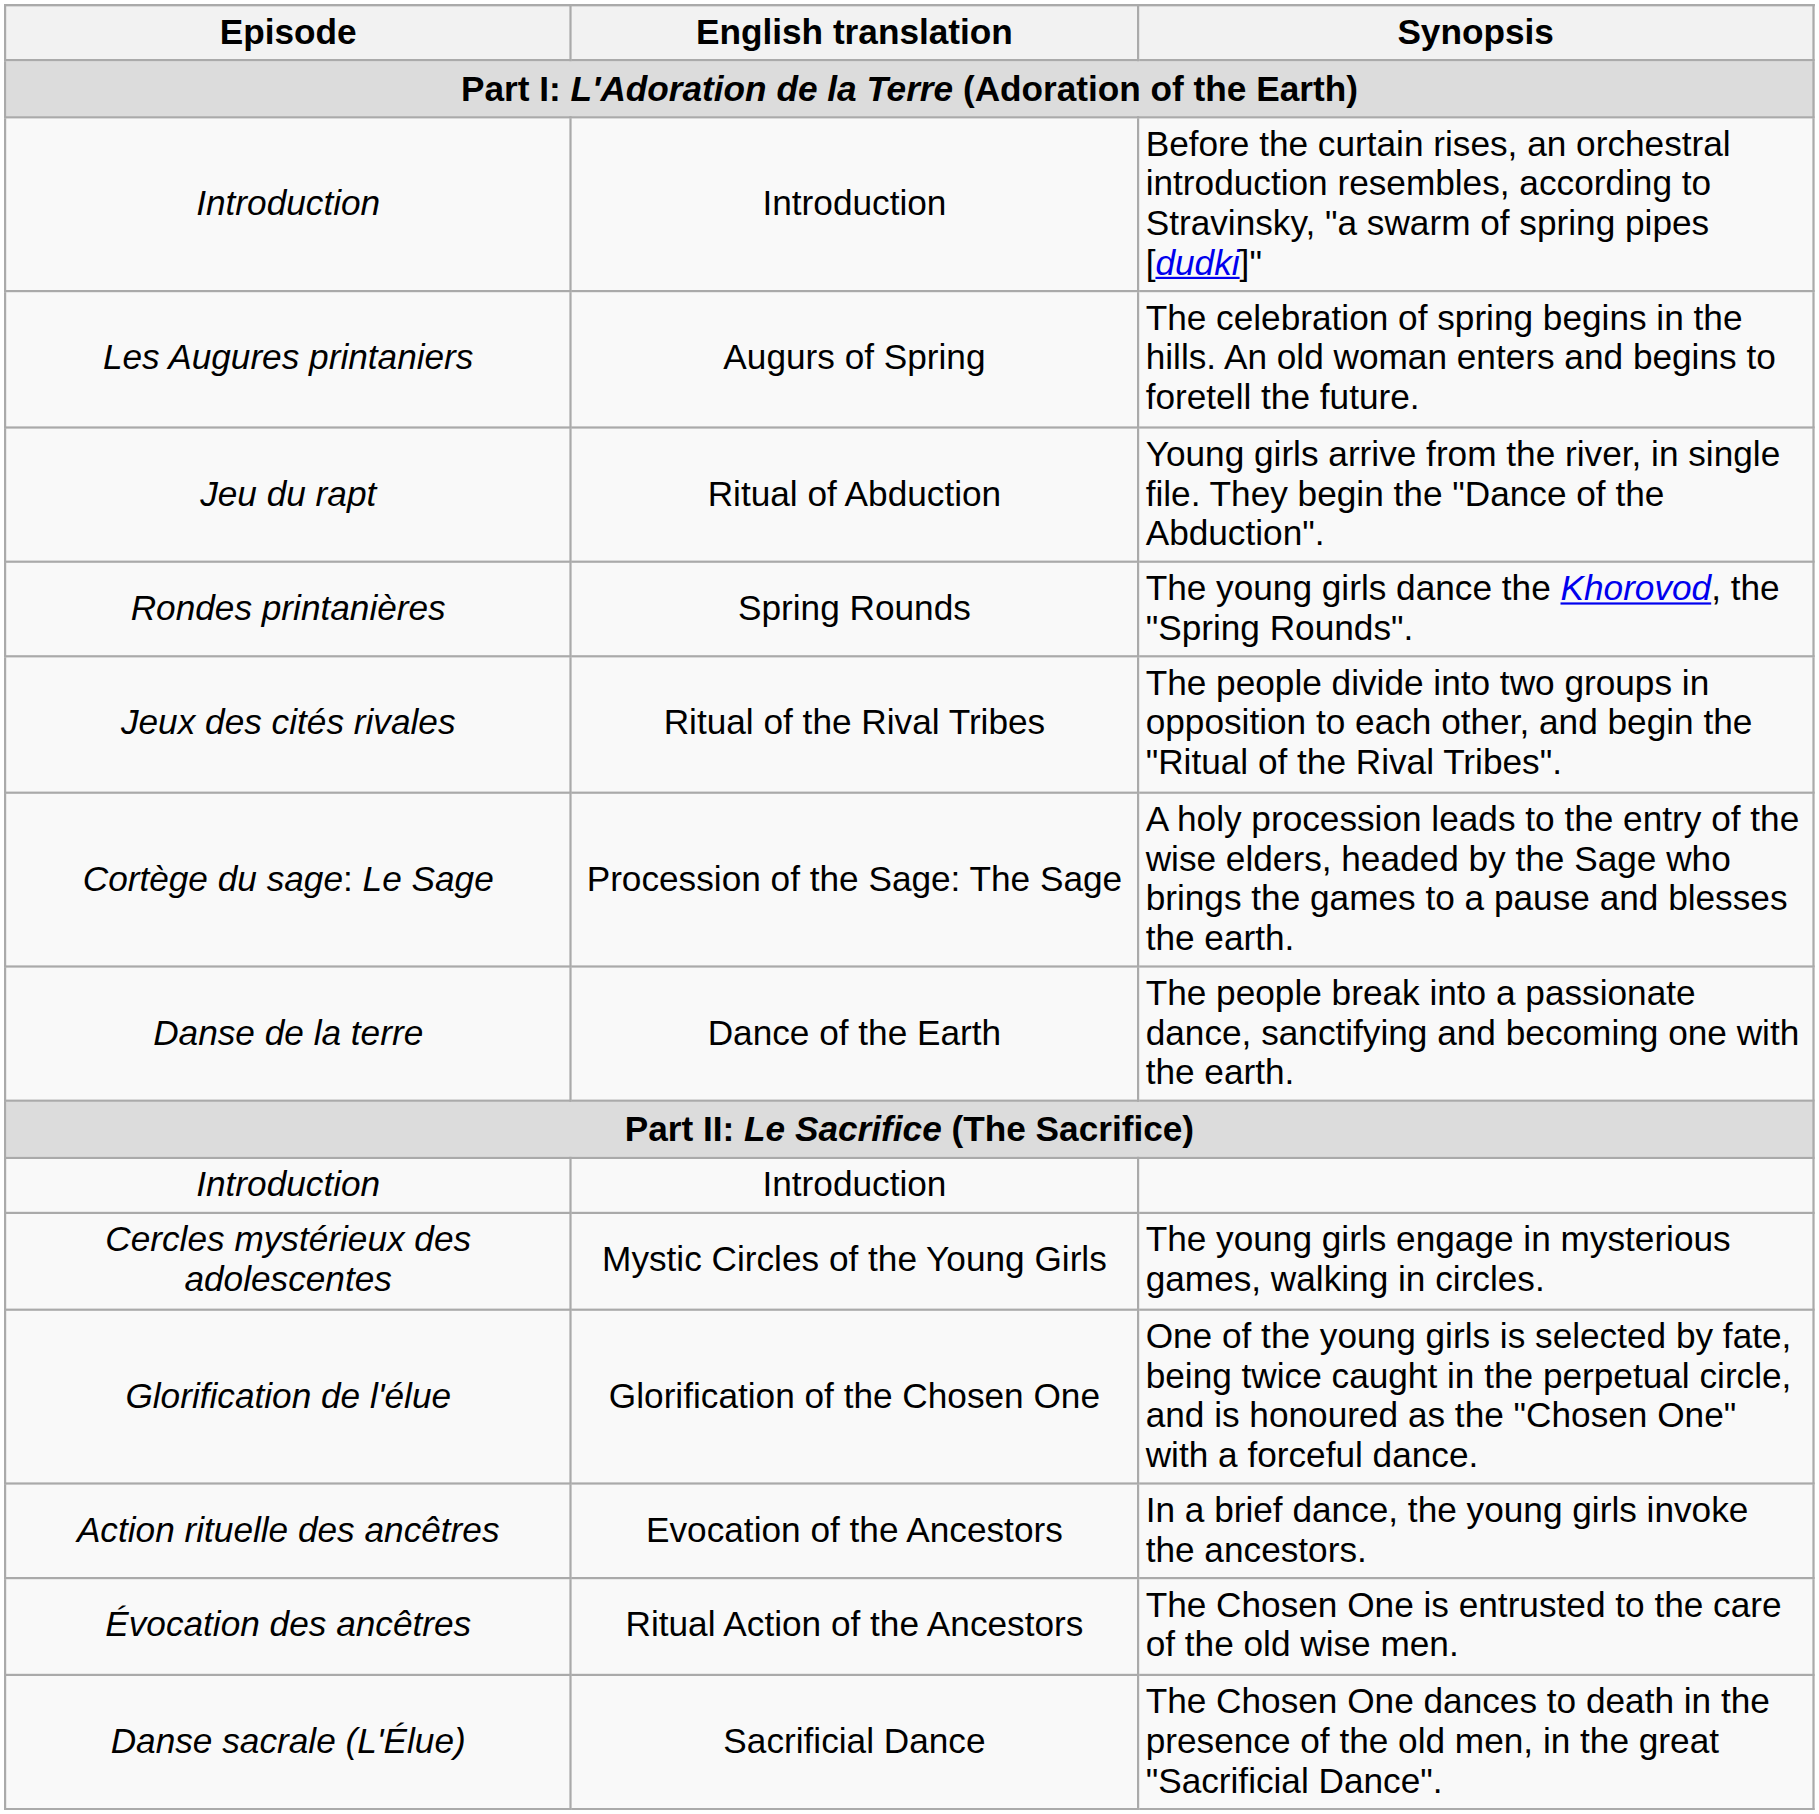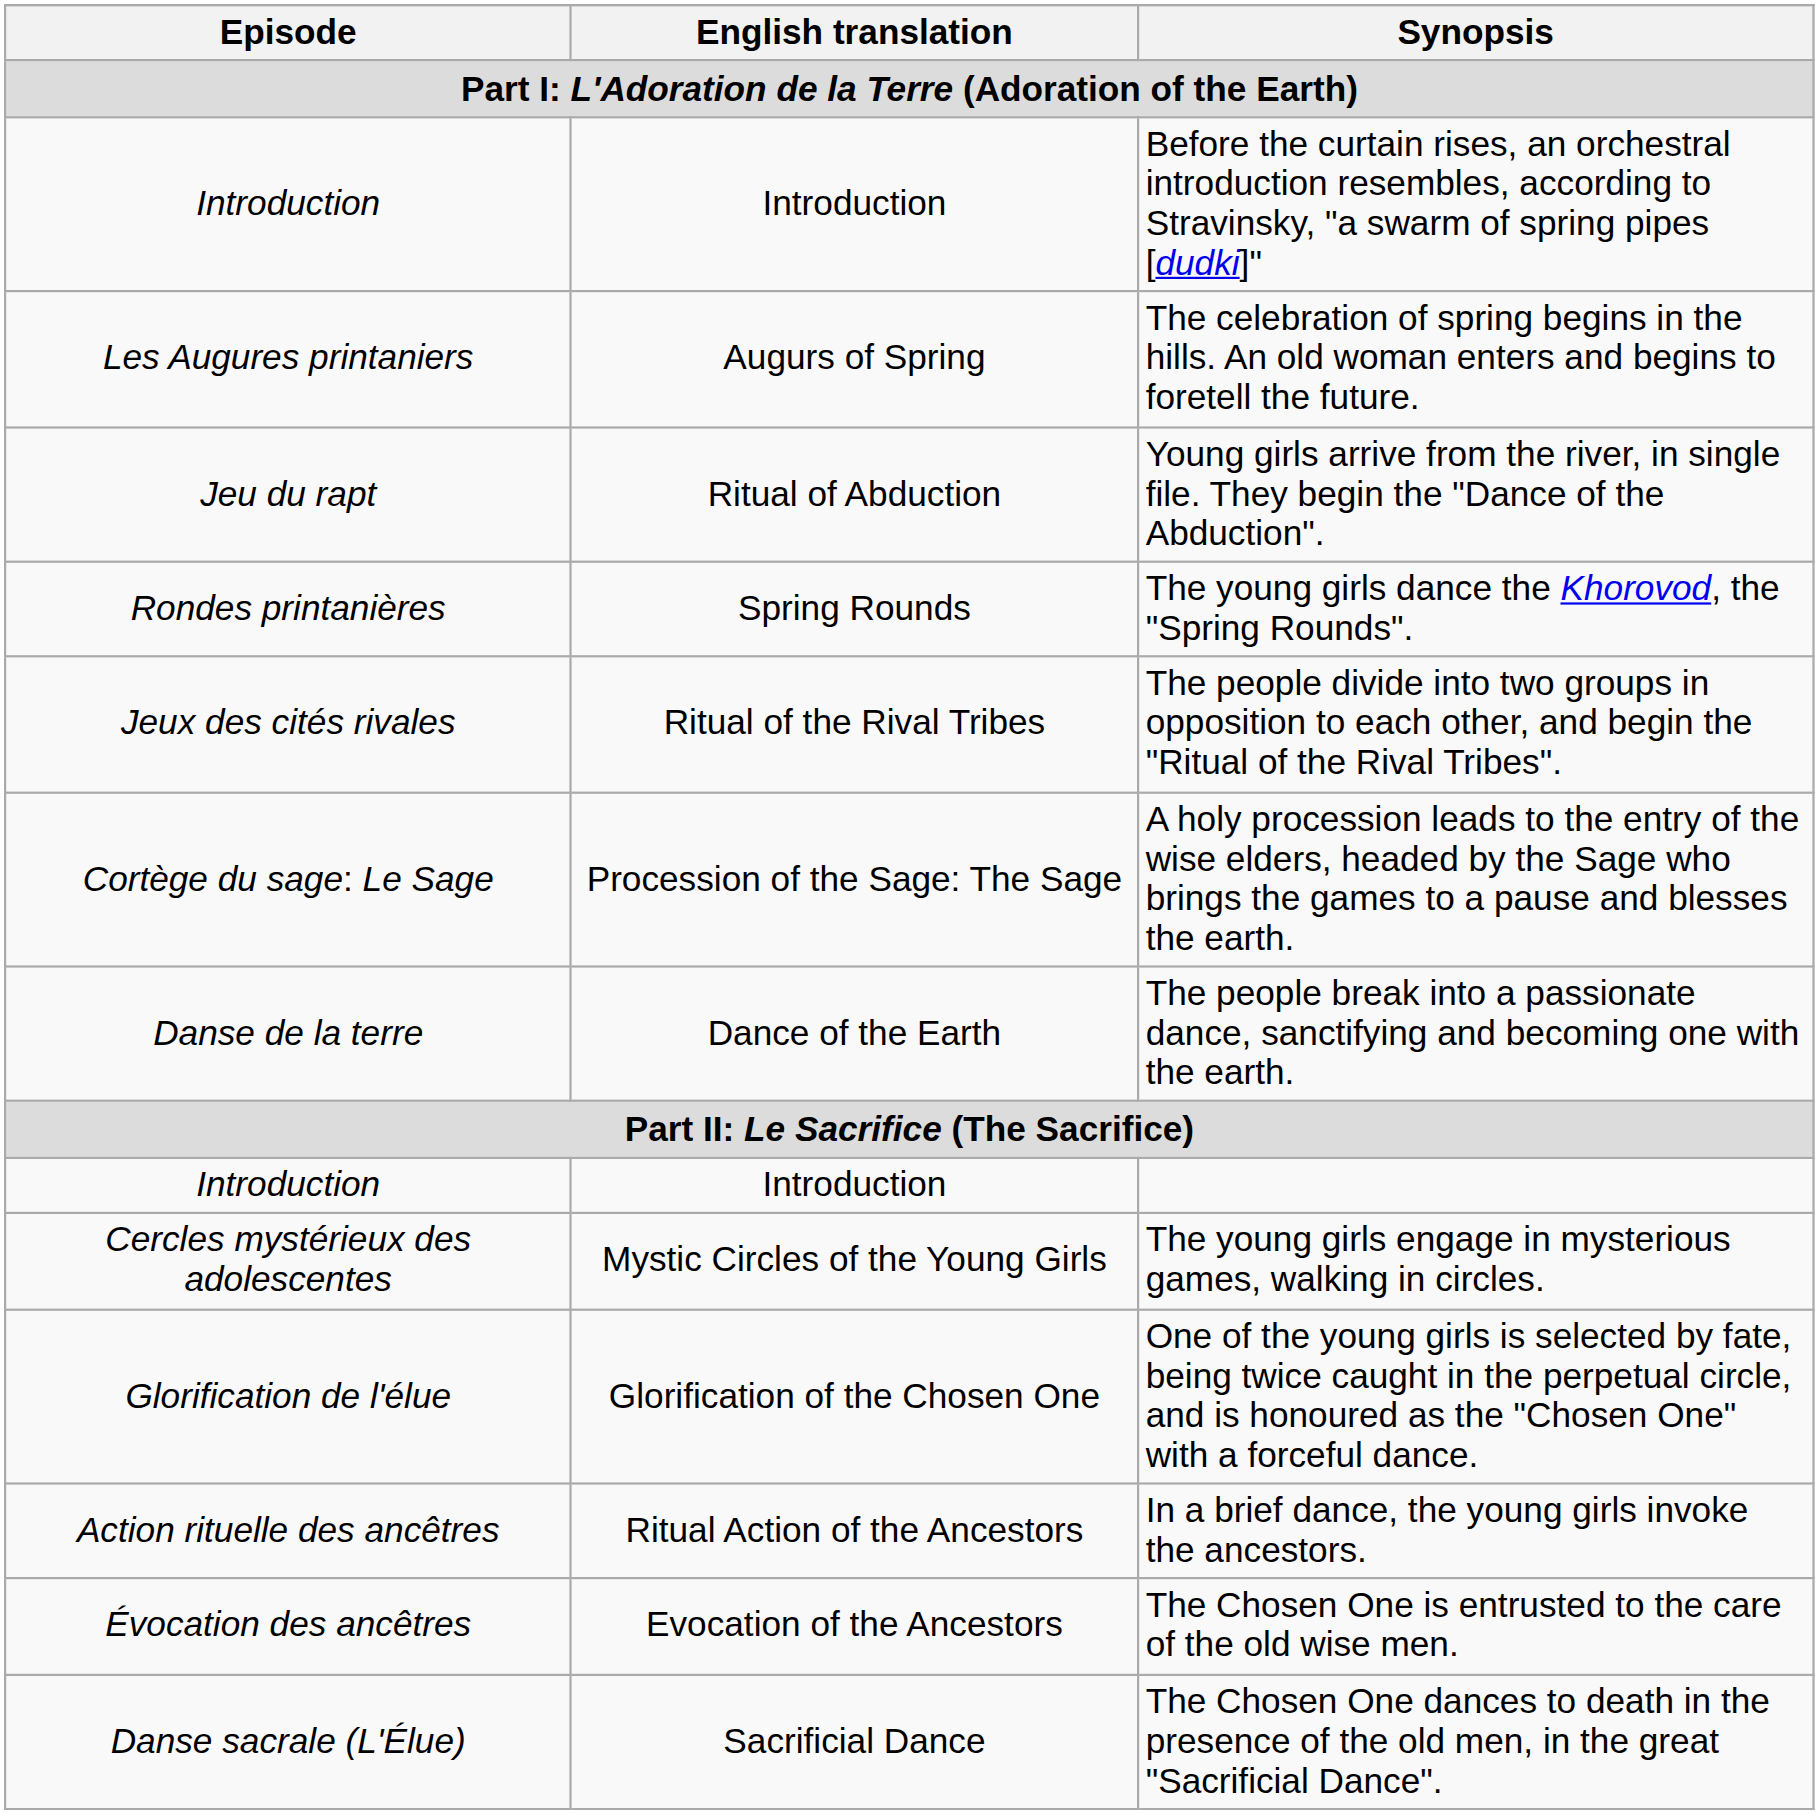(854, 1530) Evocation of the Ancestors -> (854, 1530) Ritual Action of the Ancestors
(854, 1625) Ritual Action of the Ancestors -> (854, 1625) Evocation of the Ancestors
